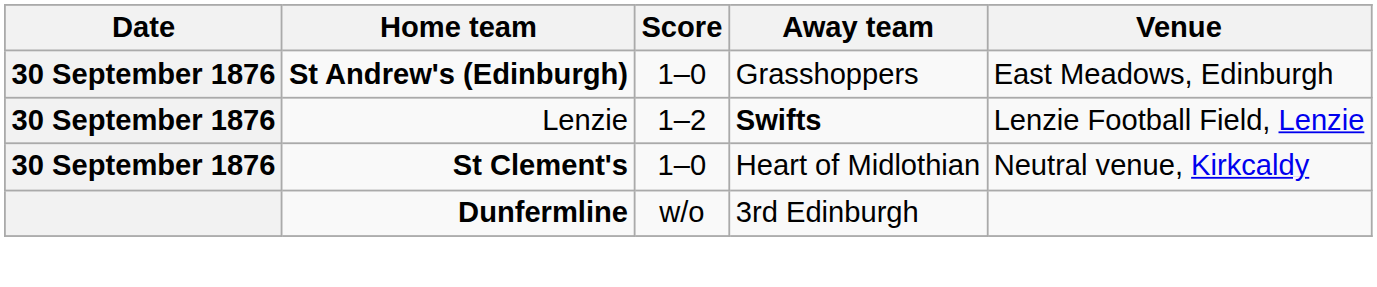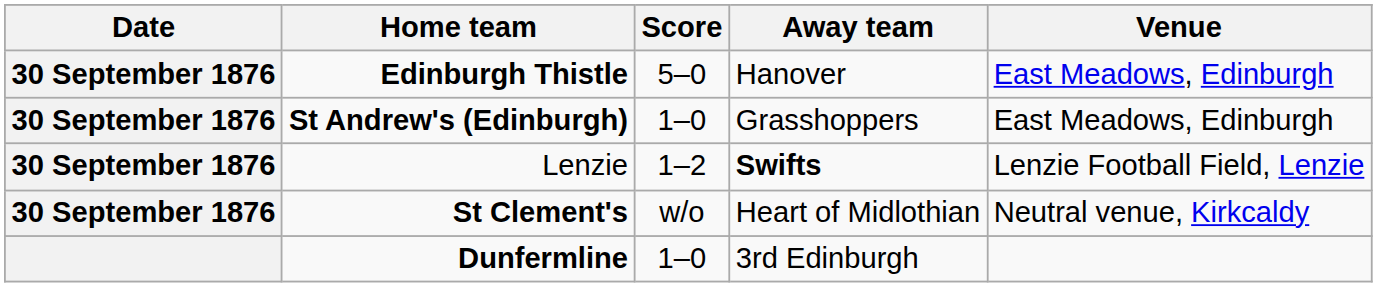+ row: (504, 73)
(682, 166) 1–0 -> (682, 212) w/o
(682, 212) w/o -> (682, 258) 1–0
